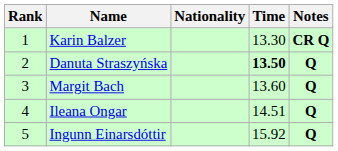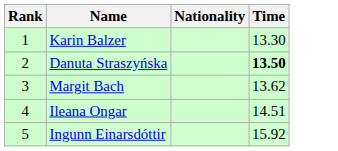- column: (311, 16)
(269, 87) 13.60 -> (269, 87) 13.62
